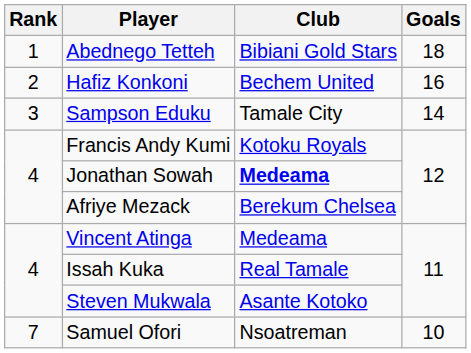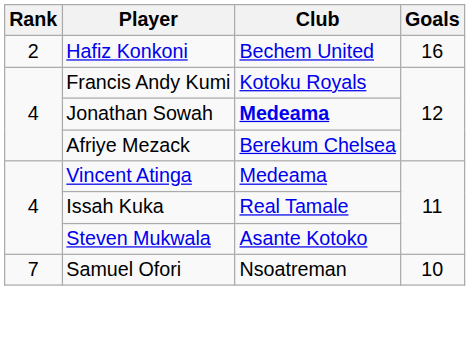- row: (141, 51)
- row: (139, 113)
